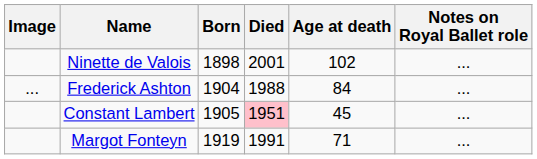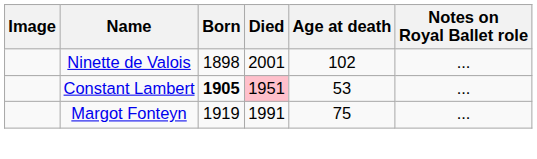- row: (129, 88)
(221, 114) normal -> (221, 88) bold
(342, 114) 45 -> (342, 88) 53
(342, 140) 71 -> (342, 114) 75
